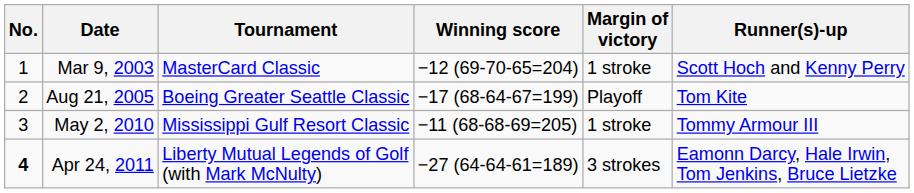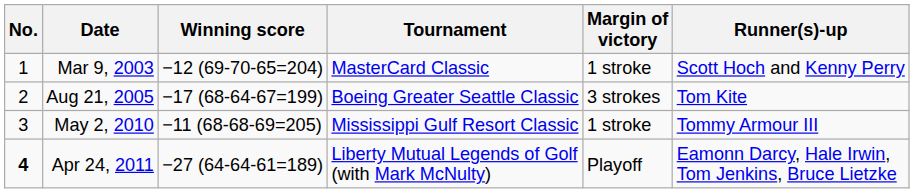columns swapped: (286, 29) <-> (498, 29)
(614, 97) Playoff -> (624, 97) 3 strokes
(624, 164) 3 strokes -> (614, 164) Playoff
